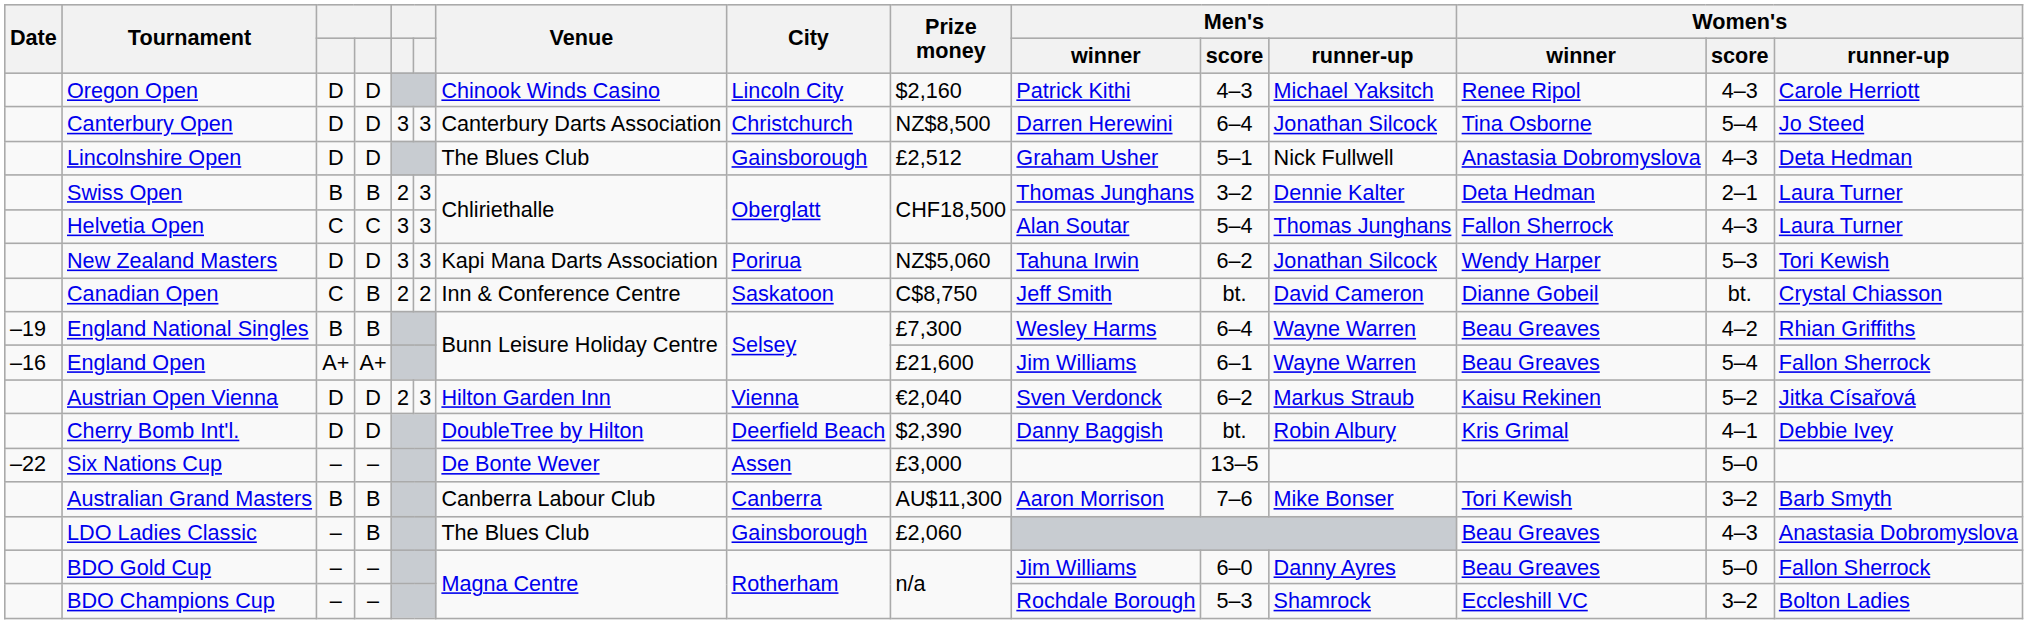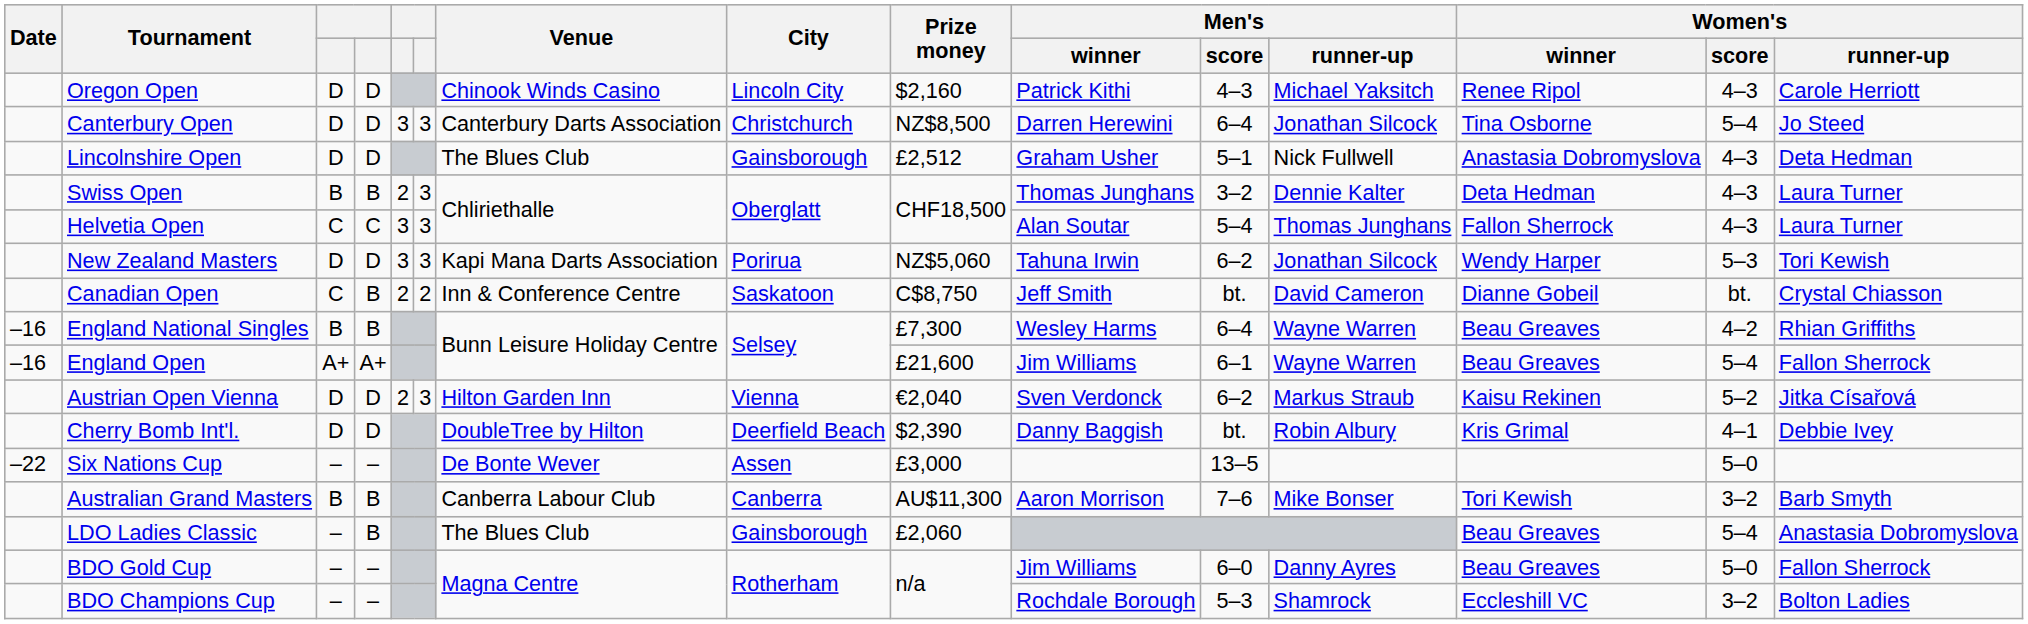(1740, 192) 2–1 -> (1740, 192) 4–3
(28, 328) –19 -> (28, 328) –16
(1740, 533) 4–3 -> (1740, 533) 5–4
